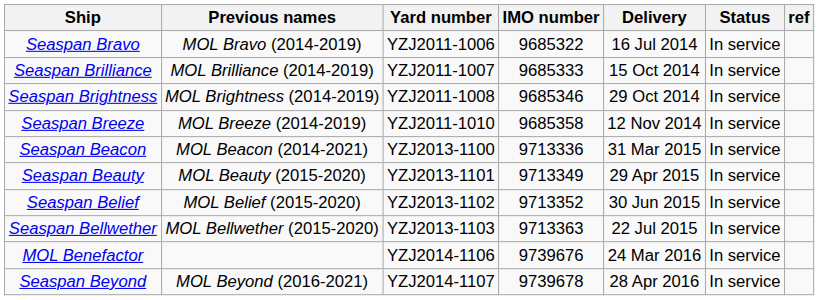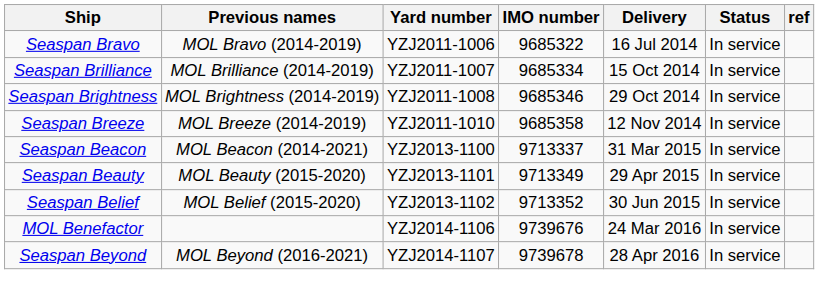(551, 70) 9685333 -> (551, 70) 9685334
(551, 149) 9713336 -> (551, 149) 9713337
- row: (83, 228)
